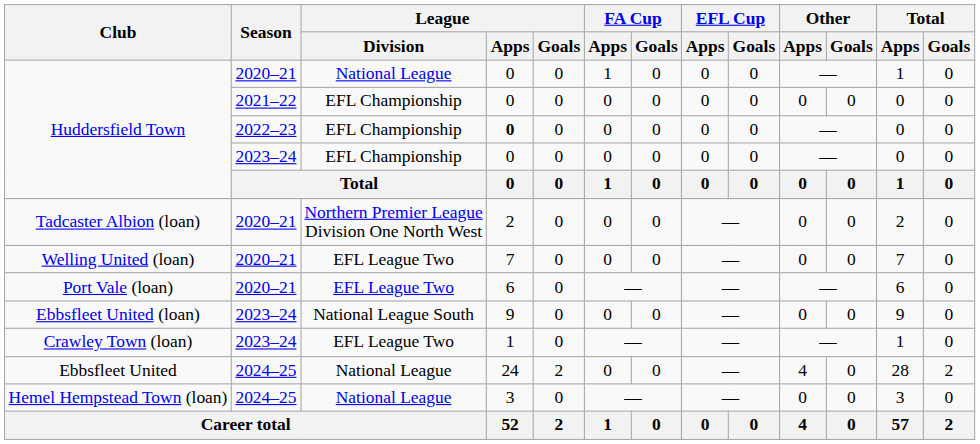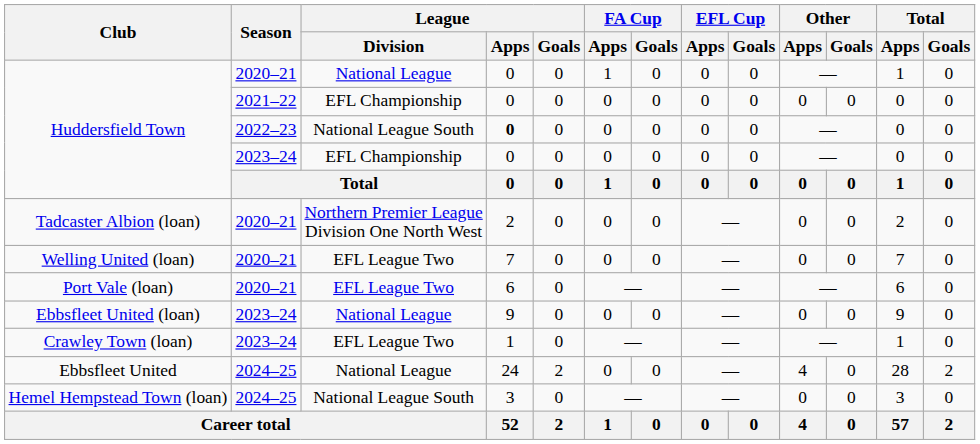(394, 128) EFL Championship -> (394, 128) National League South
(394, 314) National League South -> (394, 314) National League
(394, 397) National League -> (394, 397) National League South
